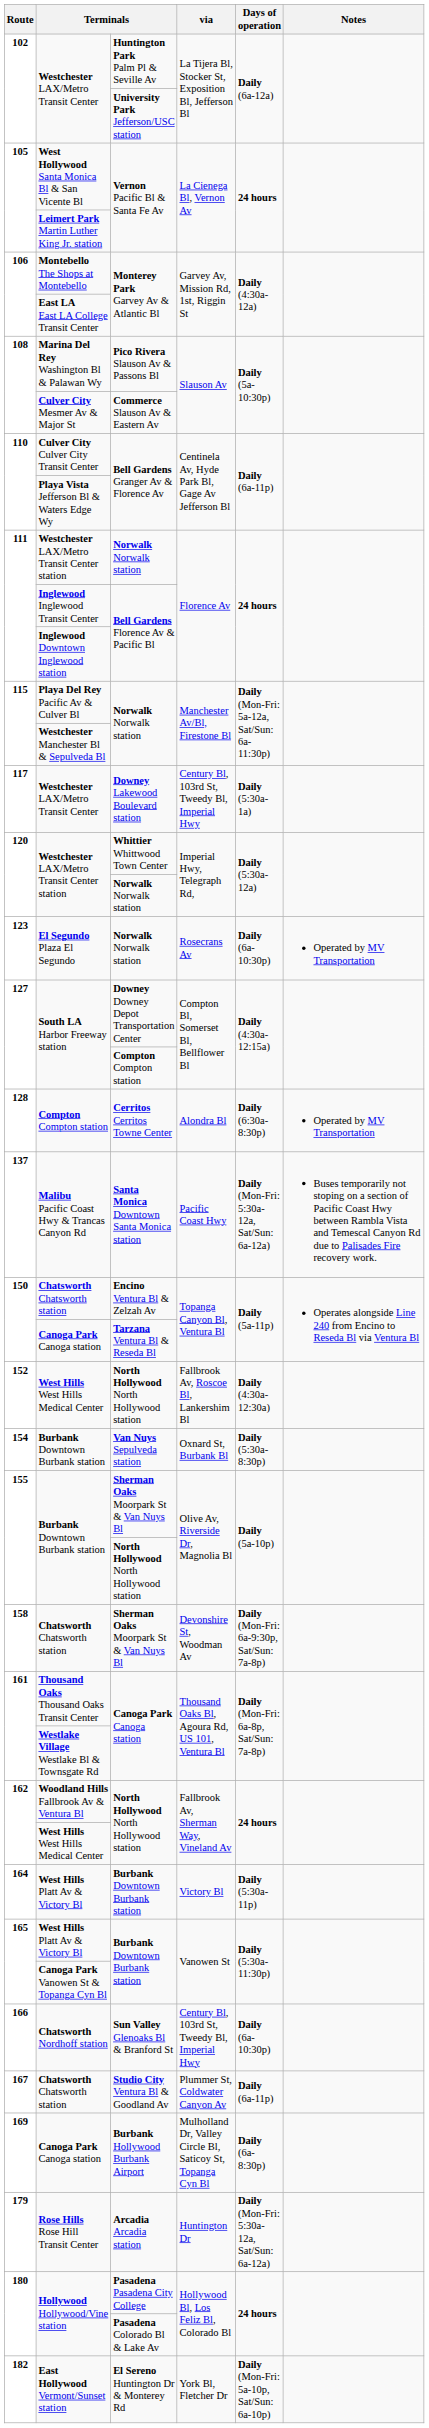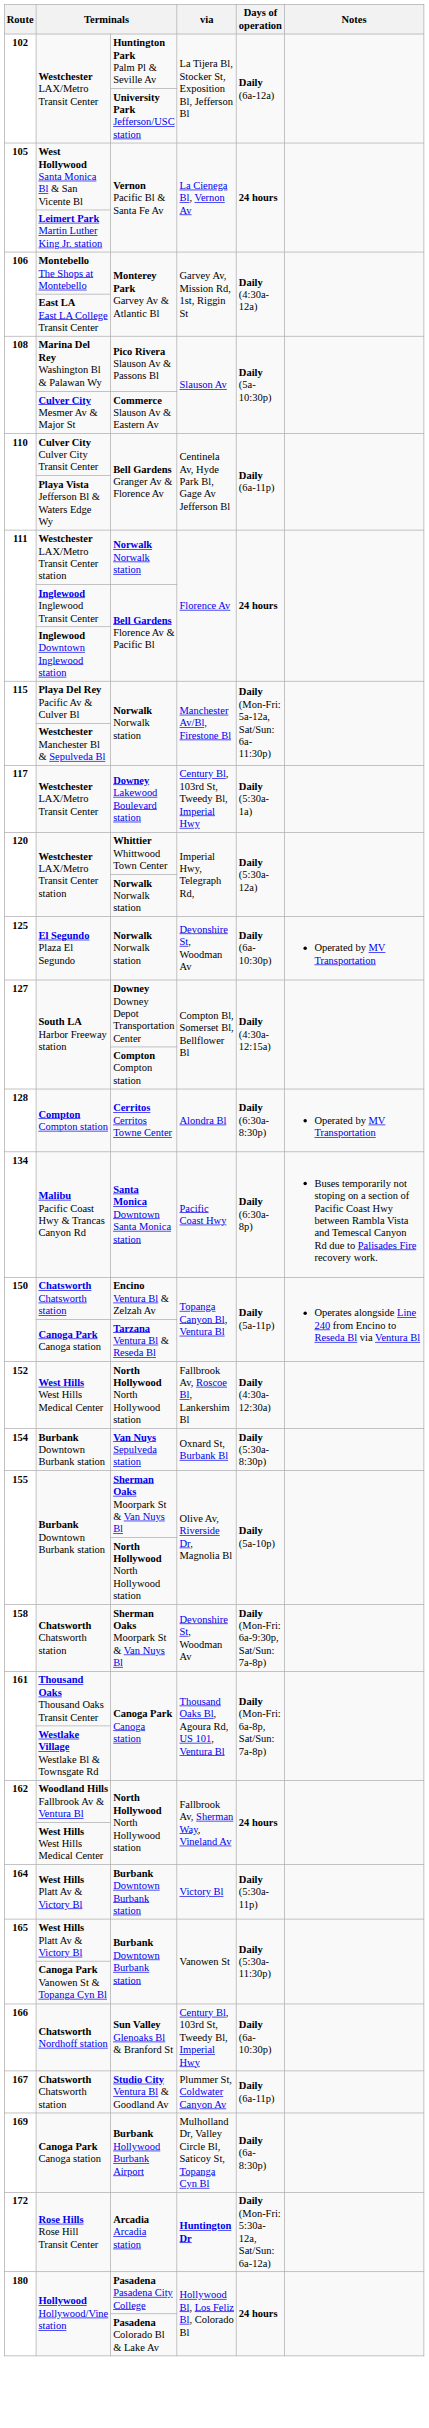(20, 925) 123 -> (20, 925) 125
(201, 948) Rosecrans Av -> (204, 948) Devonshire St, Woodman Av
(20, 1161) 137 -> (20, 1161) 134
(259, 1214) Daily (Mon-Fri: 5:30a-12a, Sat/Sun: 6a-12a) -> (254, 1214) Daily (6:30a-8p)
(20, 2201) 179 -> (20, 2201) 172
(203, 2232) normal -> (205, 2232) bold
- row: (72, 2389)
